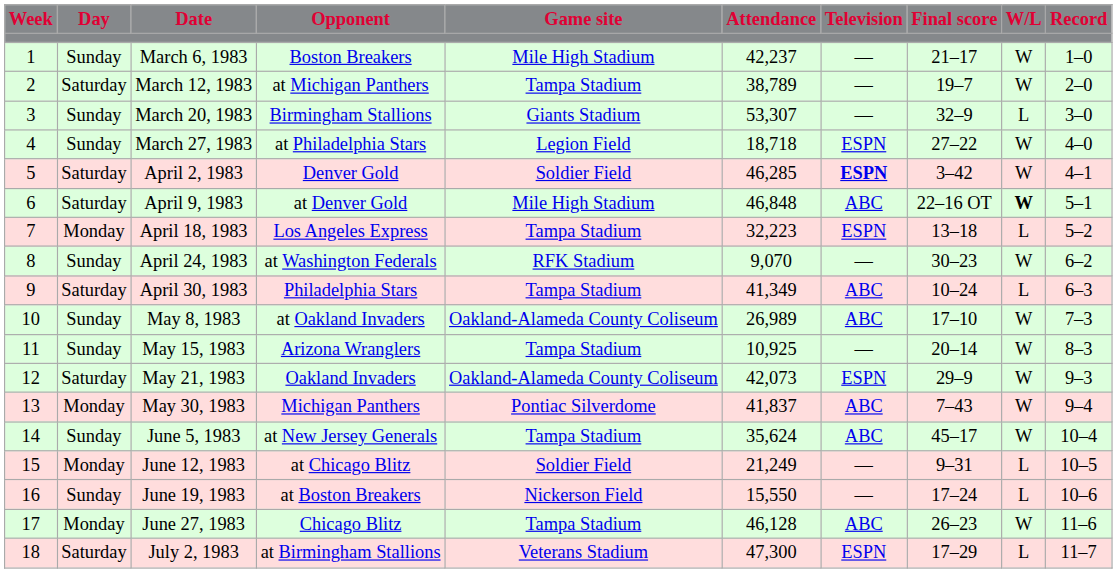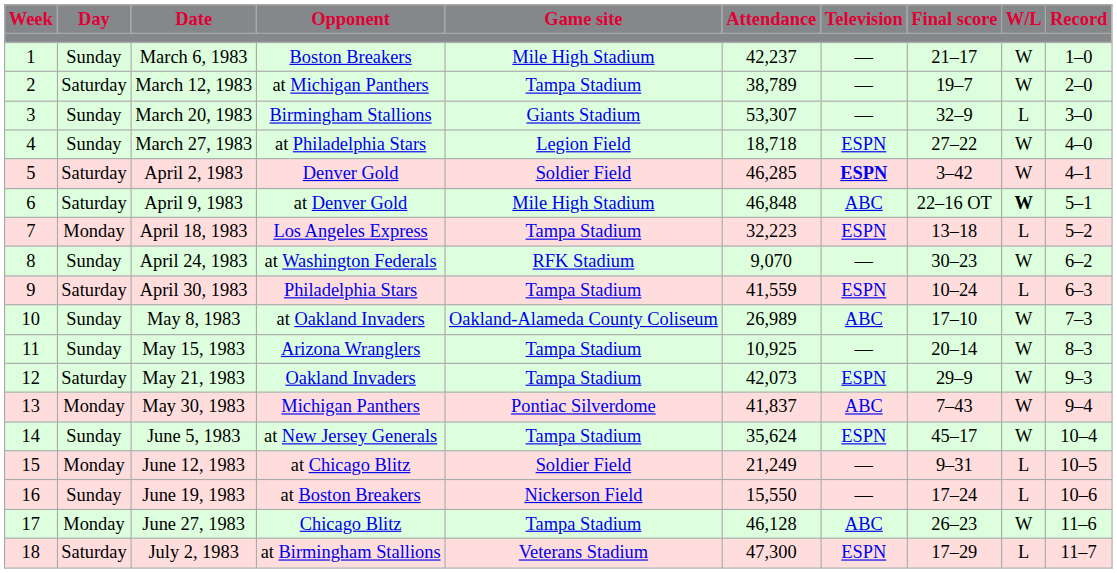(771, 290) 41,349 -> (771, 290) 41,559
(864, 290) ABC -> (864, 290) ESPN
(583, 377) Oakland-Alameda County Coliseum -> (583, 377) Tampa Stadium
(864, 436) ABC -> (864, 436) ESPN
